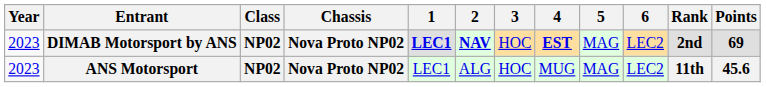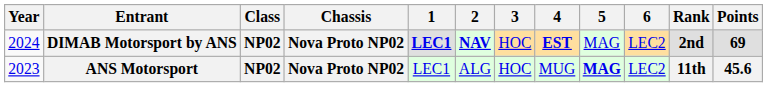(24, 42) 2023 -> (24, 42) 2024
(601, 68) normal -> (602, 68) bold
